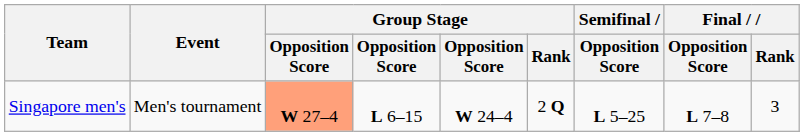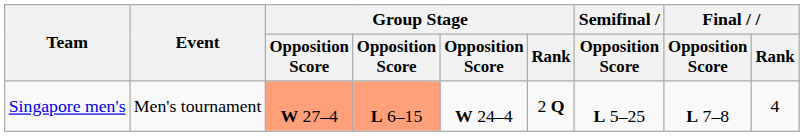(397, 116) no background -> (397, 116) lightsalmon background
(775, 106) 3 -> (775, 106) 4
